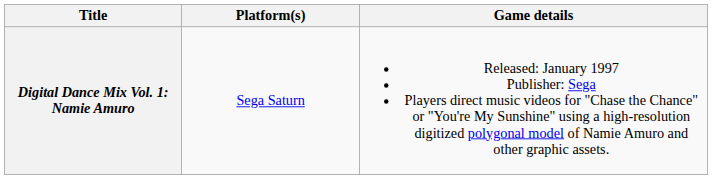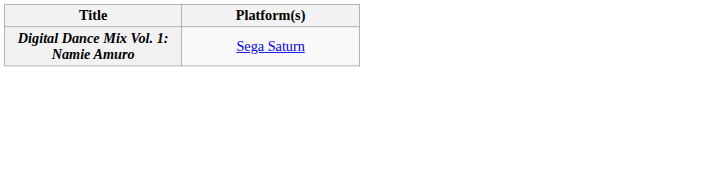- column: (533, 15)
